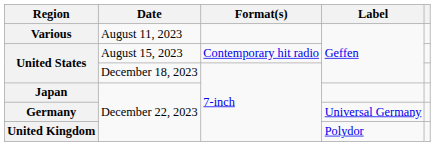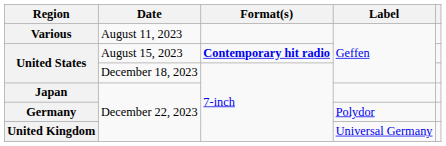(261, 53) normal -> (267, 53) bold
(373, 111) Universal Germany -> (355, 111) Polydor
(344, 131) Polydor -> (384, 131) Universal Germany
